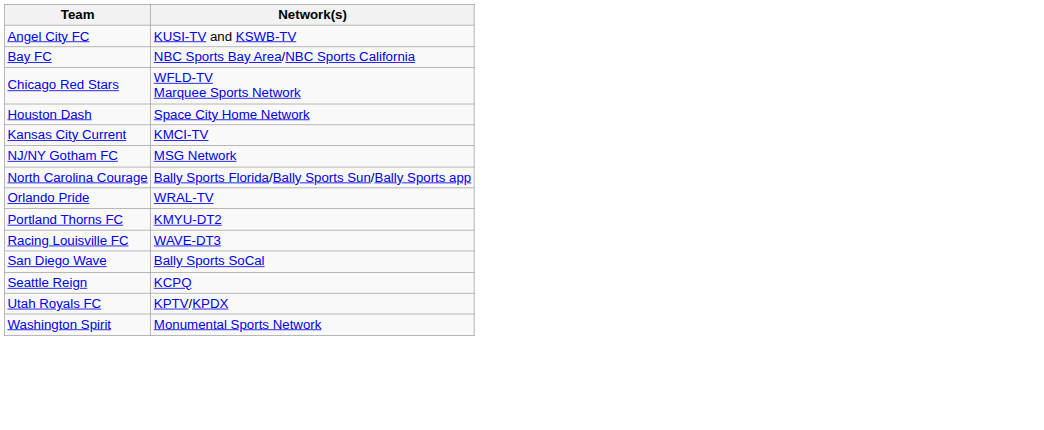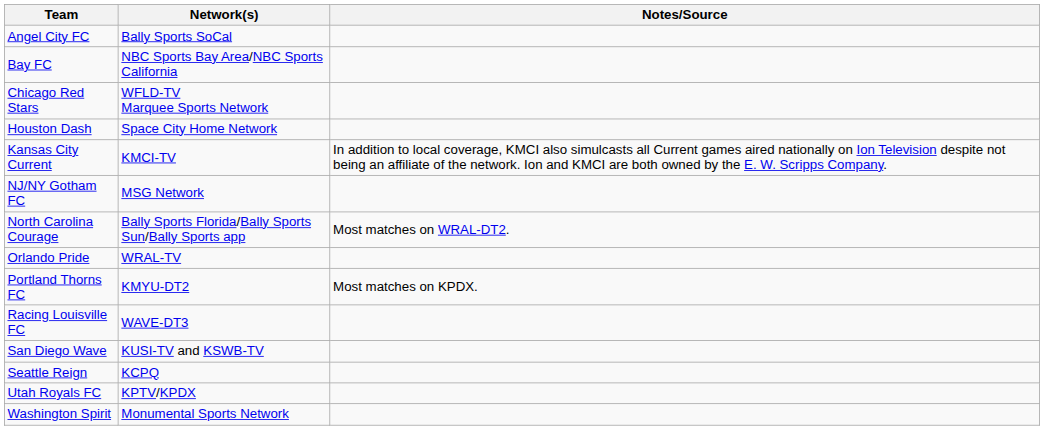+ column: (685, 15)
(225, 36) KUSI-TV and KSWB-TV -> (177, 36) Bally Sports SoCal
(209, 261) Bally Sports SoCal -> (193, 351) KUSI-TV and KSWB-TV
